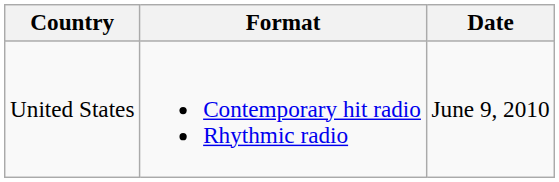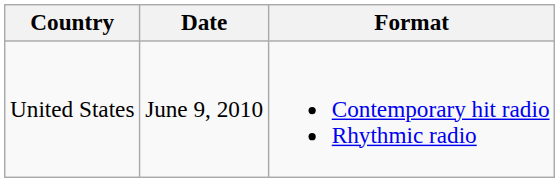columns swapped: (491, 22) <-> (283, 22)
